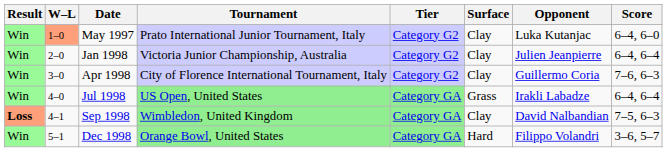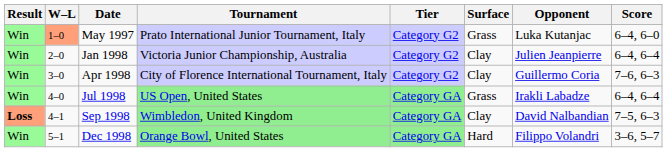(479, 34) Clay -> (482, 34) Grass
